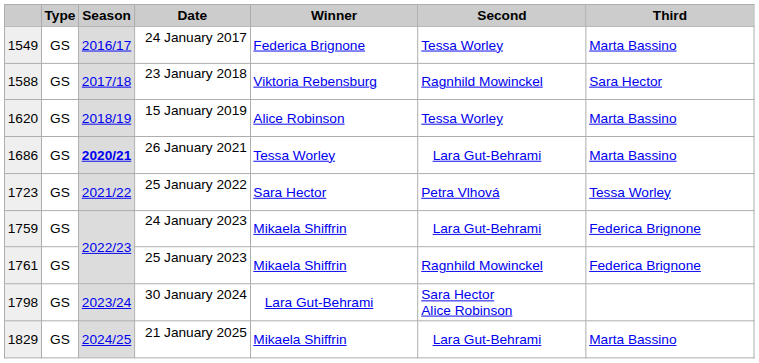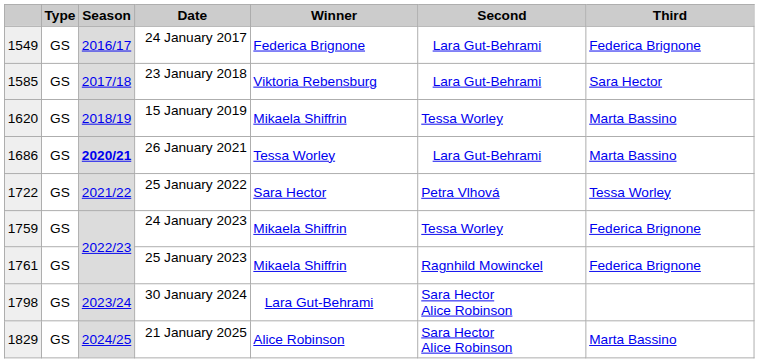(462, 45) Tessa Worley -> (481, 45) Lara Gut-Behrami
(633, 45) Marta Bassino -> (645, 45) Federica Brignone
(23, 82) 1588 -> (23, 82) 1585
(482, 82) Ragnhild Mowinckel -> (481, 82) Lara Gut-Behrami
(299, 119) Alice Robinson -> (300, 119) Mikaela Shiffrin
(23, 192) 1723 -> (23, 192) 1722
(481, 229) Lara Gut-Behrami -> (462, 229) Tessa Worley
(300, 339) Mikaela Shiffrin -> (299, 339) Alice Robinson
(481, 339) Lara Gut-Behrami -> (467, 339) Sara Hector Alice Robinson
